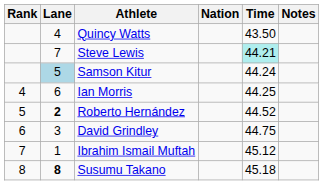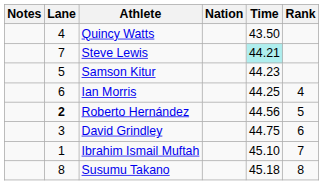columns swapped: (22, 14) <-> (299, 14)
(57, 72) lightblue background -> (62, 72) no background
(260, 72) 44.24 -> (264, 72) 44.23
(260, 111) 44.52 -> (264, 111) 44.56
(260, 151) 45.12 -> (264, 151) 45.10
(57, 170) bold -> (62, 170) normal
